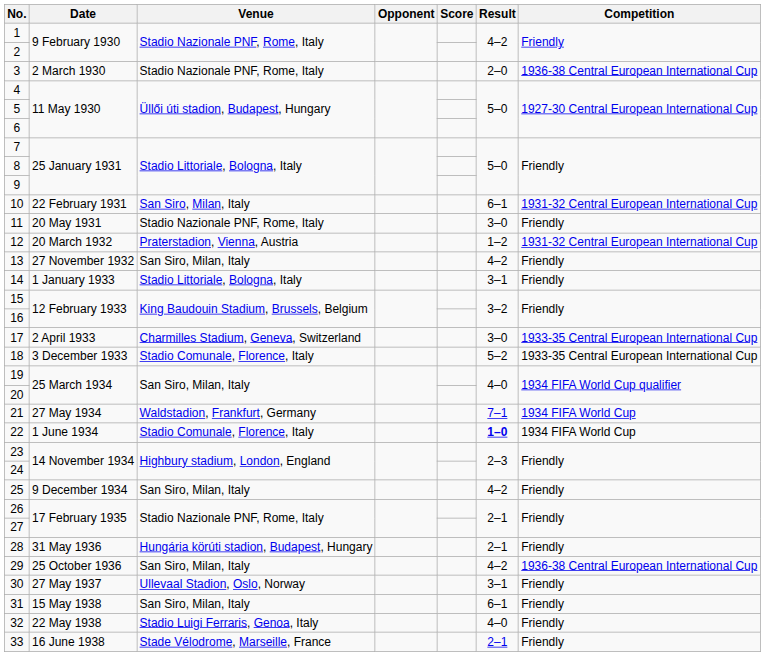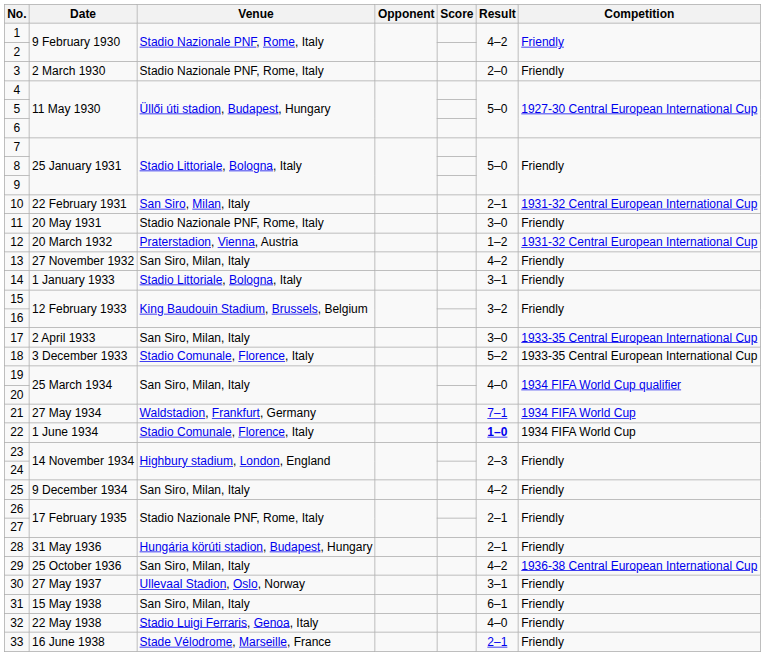(639, 71) 1936-38 Central European International Cup -> (543, 71) Friendly
(497, 204) 6–1 -> (497, 204) 2–1
(250, 337) Charmilles Stadium, Geneva, Switzerland -> (195, 337) San Siro, Milan, Italy
